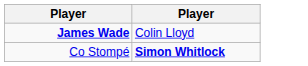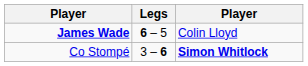+ column: (154, 14)
